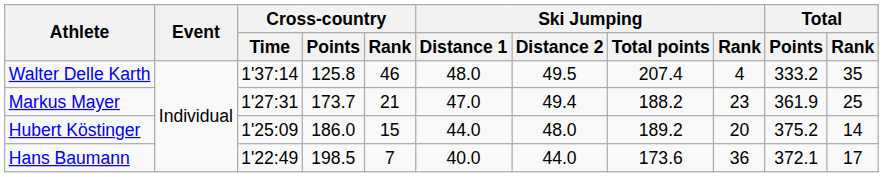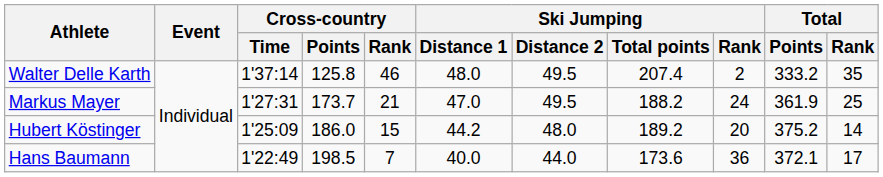(740, 74) 4 -> (740, 74) 2
(560, 102) 49.4 -> (560, 102) 49.5
(740, 102) 23 -> (740, 102) 24
(463, 130) 44.0 -> (463, 130) 44.2
